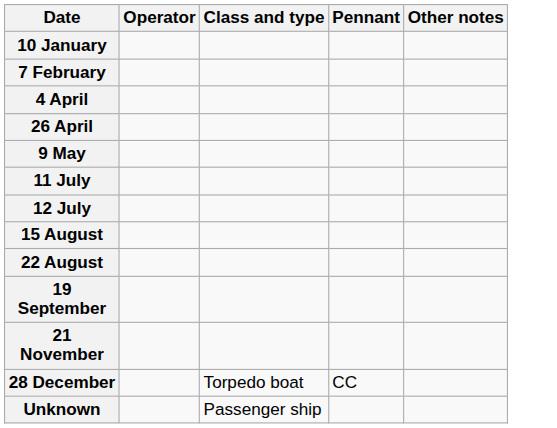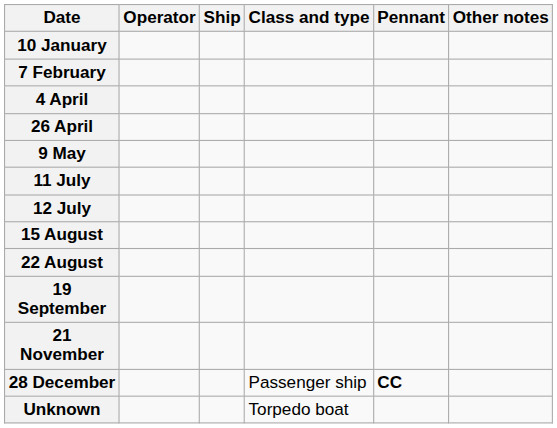+ column: (222, 18)
(254, 382) Torpedo boat -> (308, 382) Passenger ship
(345, 382) normal -> (390, 382) bold
(263, 409) Passenger ship -> (299, 409) Torpedo boat
